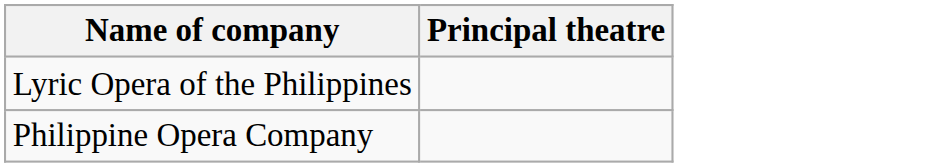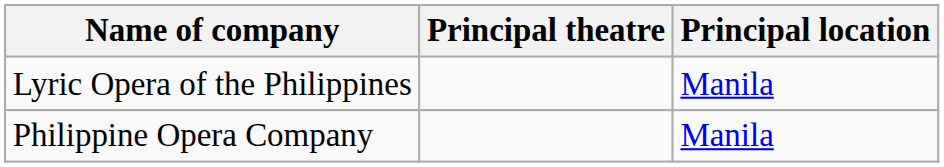+ column: (805, 30)
